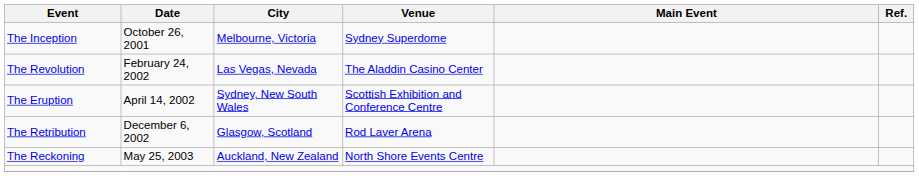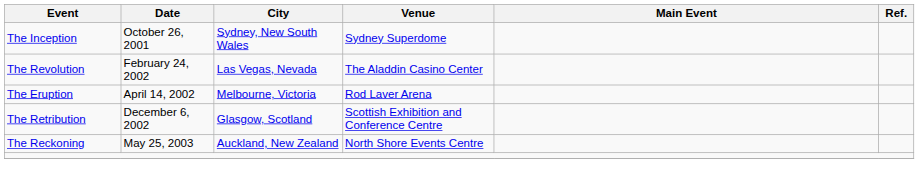(266, 38) Melbourne, Victoria -> (267, 38) Sydney, New South Wales
(267, 100) Sydney, New South Wales -> (266, 94) Melbourne, Victoria
(403, 100) Scottish Exhibition and Conference Centre -> (388, 94) Rod Laver Arena
(388, 132) Rod Laver Arena -> (403, 119) Scottish Exhibition and Conference Centre
